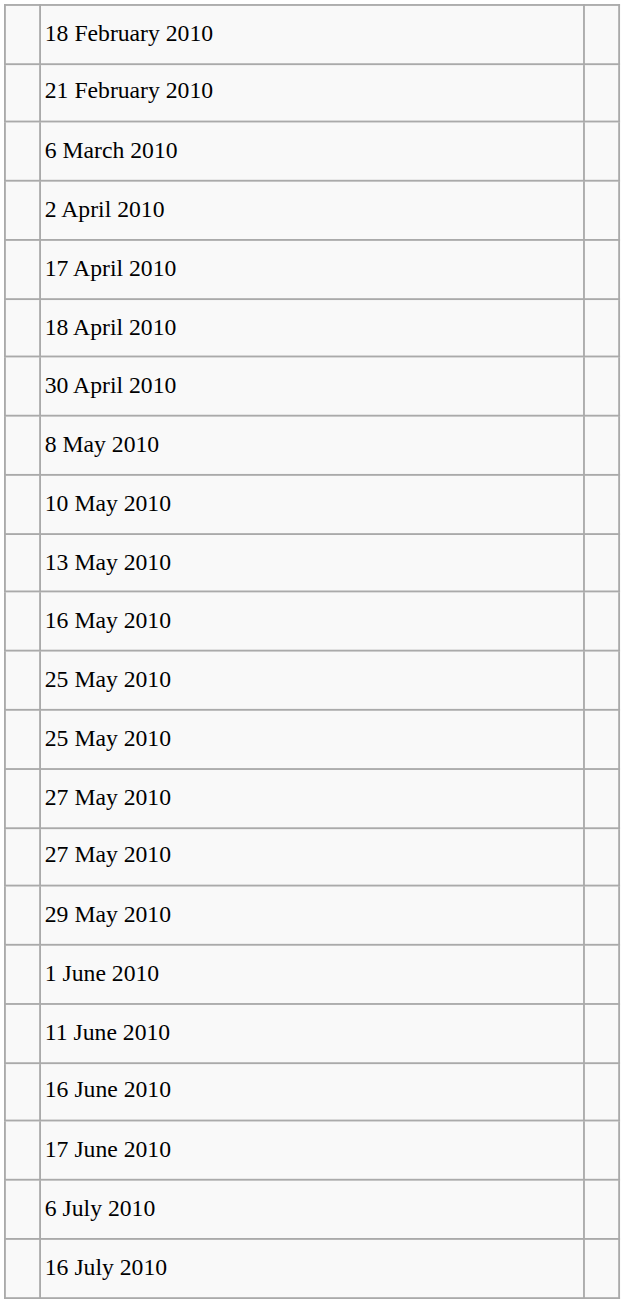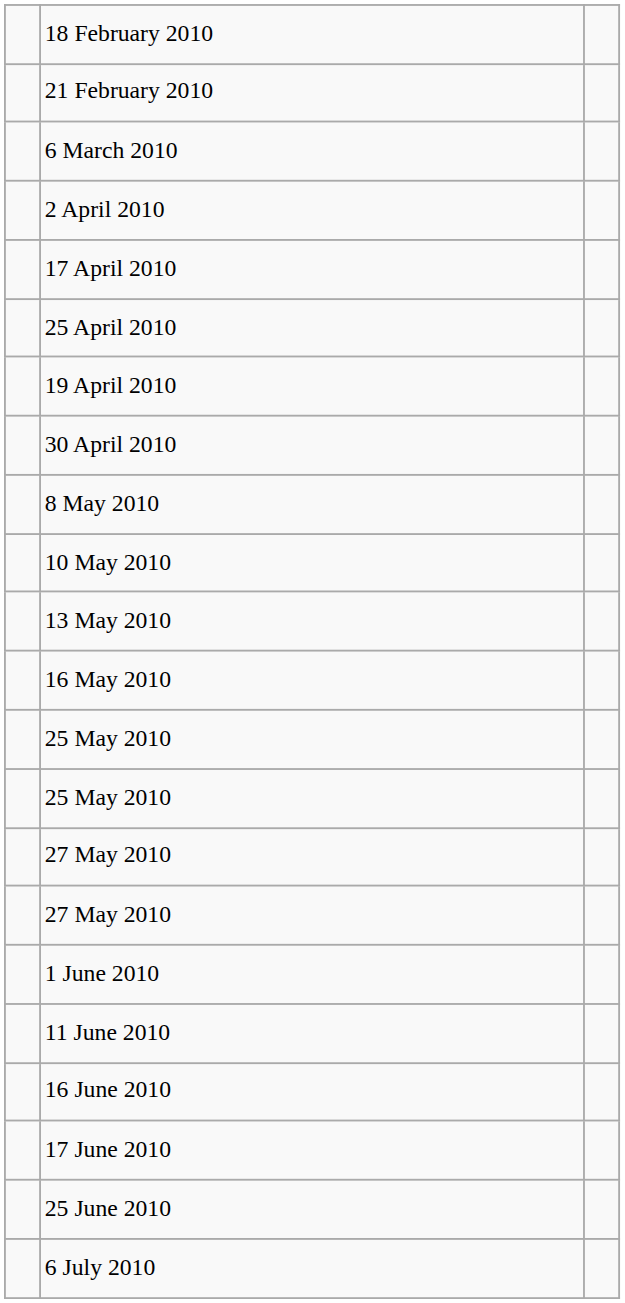- row: (22, 328)
+ row: (22, 328)
+ row: (22, 387)
- row: (22, 915)
+ row: (22, 1209)
- row: (22, 1268)
